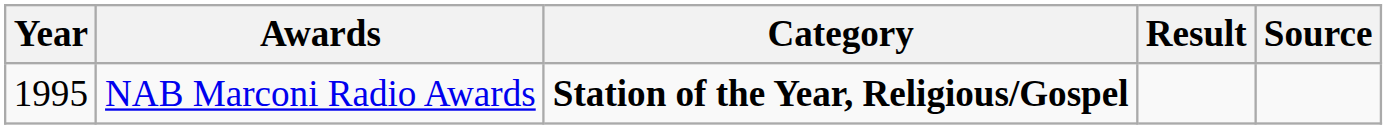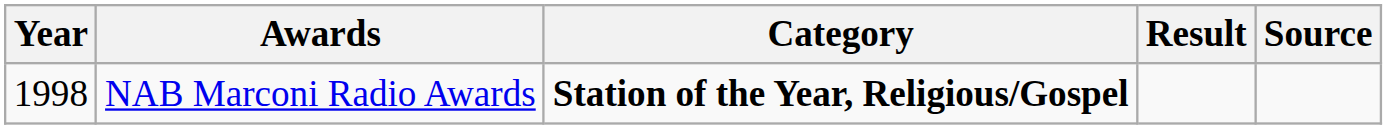(51, 92) 1995 -> (51, 92) 1998
